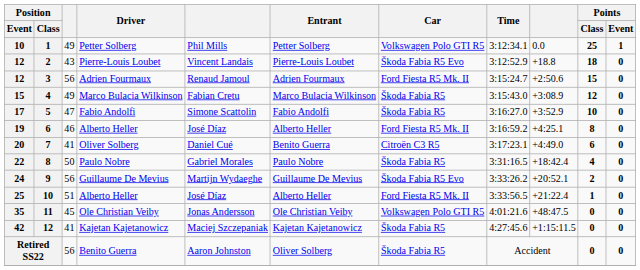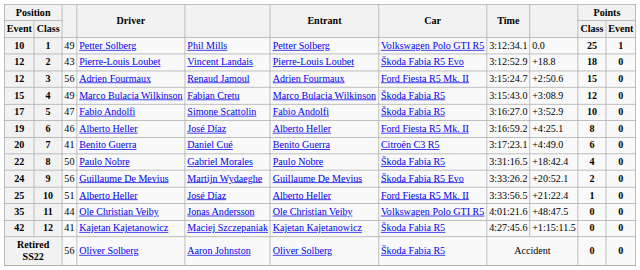(109, 145) Oliver Solberg -> (108, 145) Benito Guerra
(69, 211) 45 -> (69, 211) 44
(108, 250) Benito Guerra -> (109, 250) Oliver Solberg
